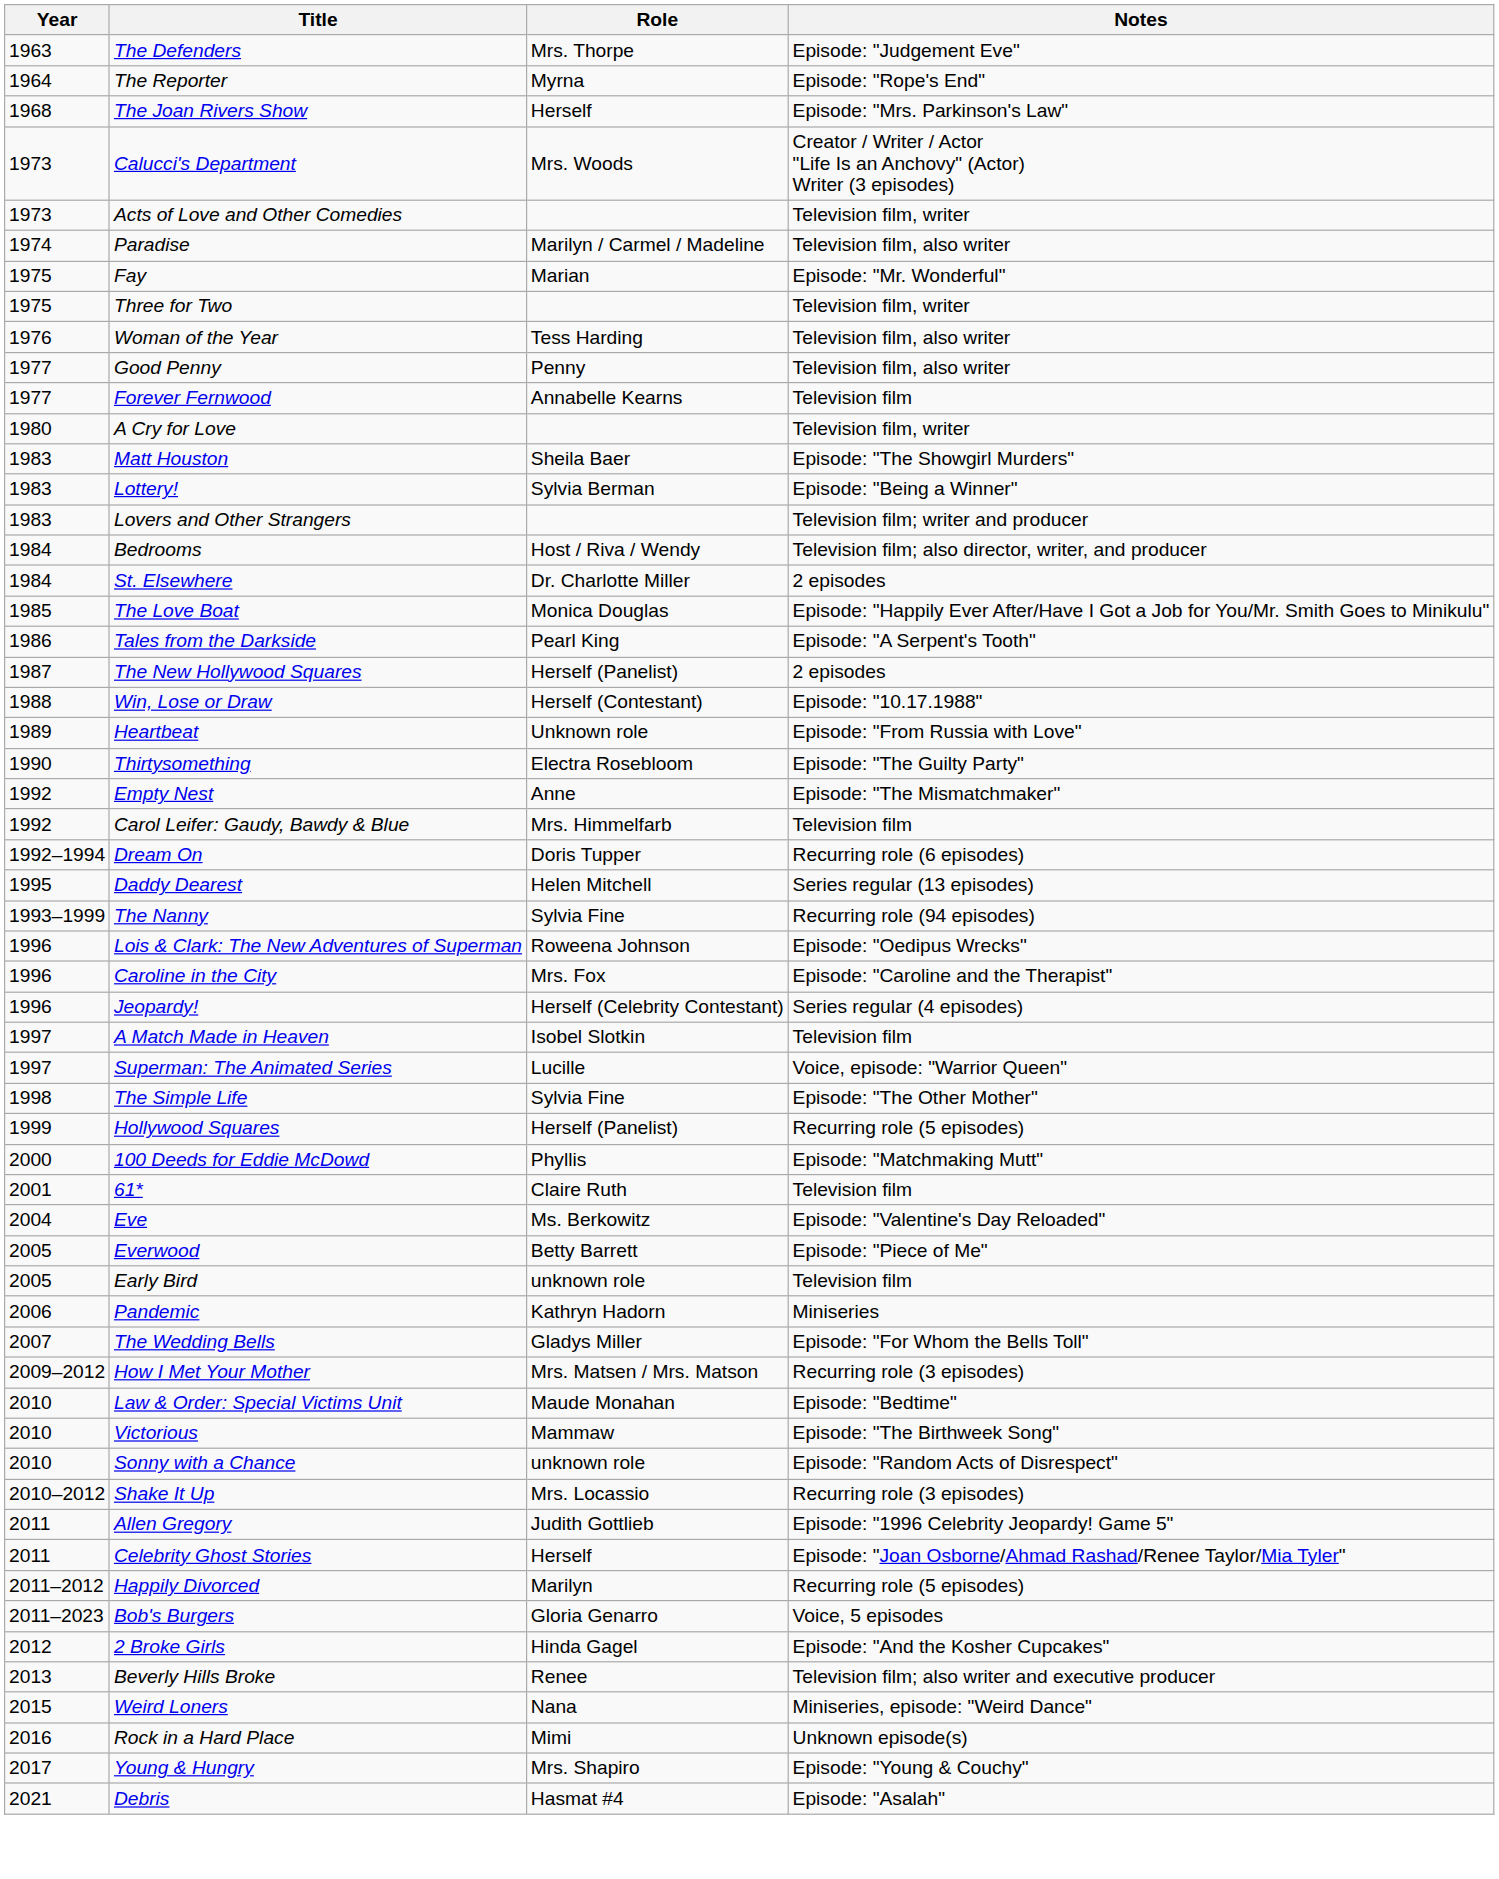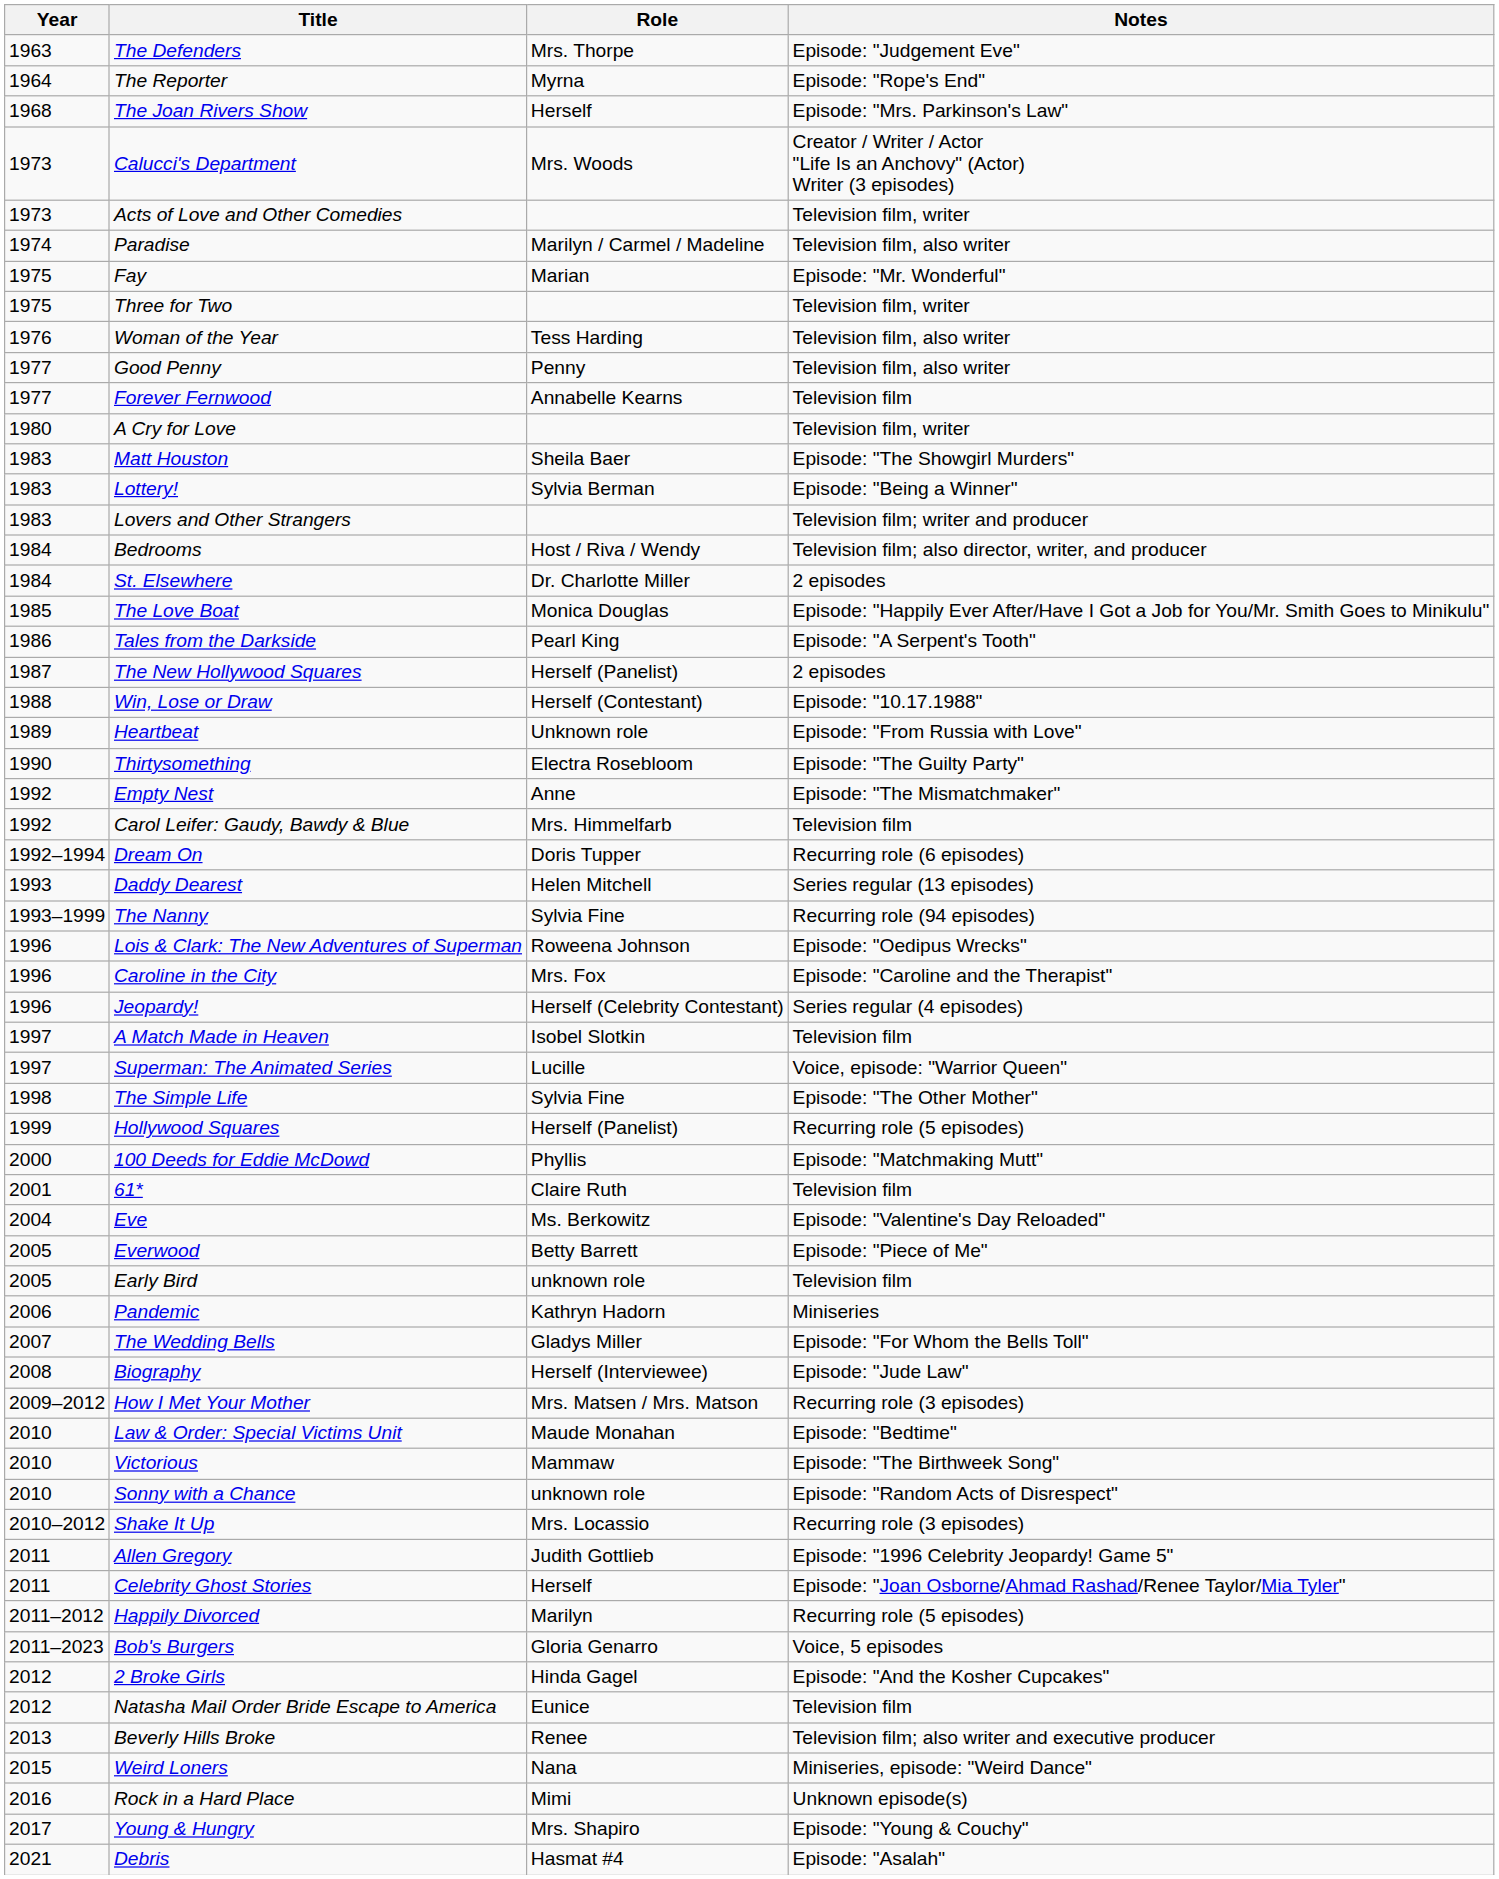(30, 885) 1995 -> (30, 885) 1993
+ row: (157, 1372)
+ row: (305, 1707)
